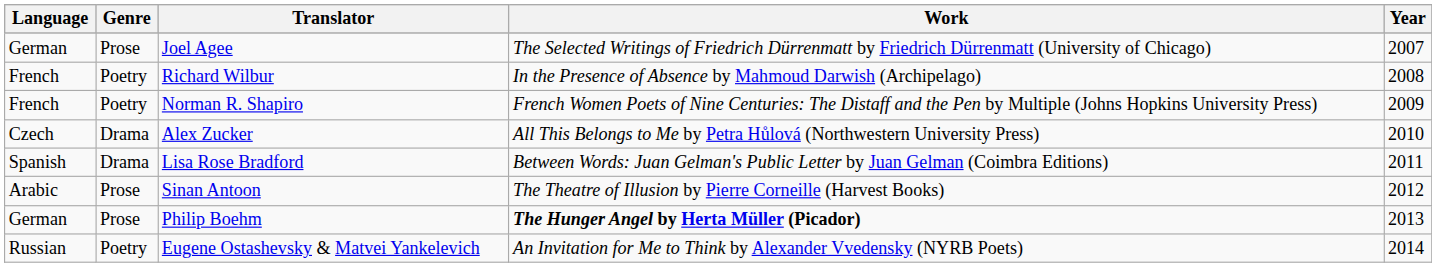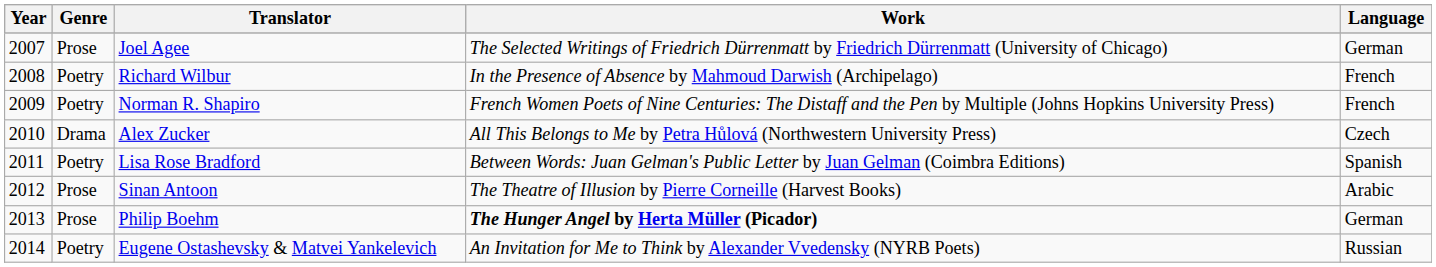columns swapped: (1408, 18) <-> (50, 18)
(125, 162) Drama -> (80, 162) Poetry
